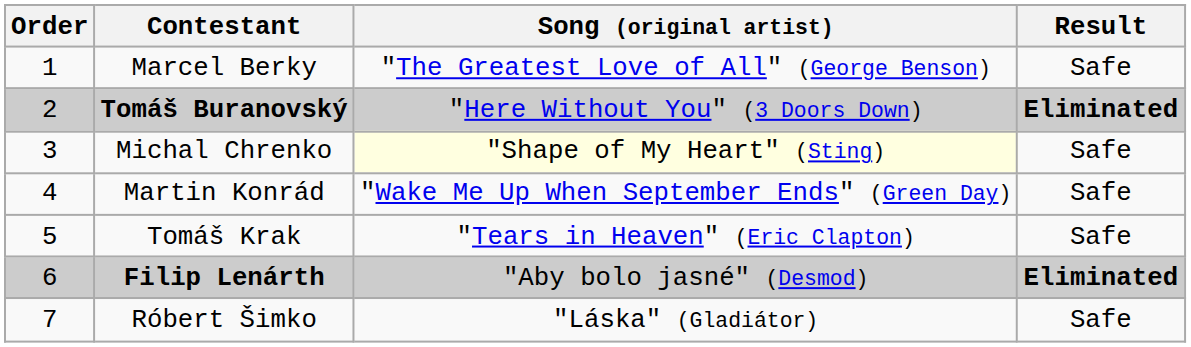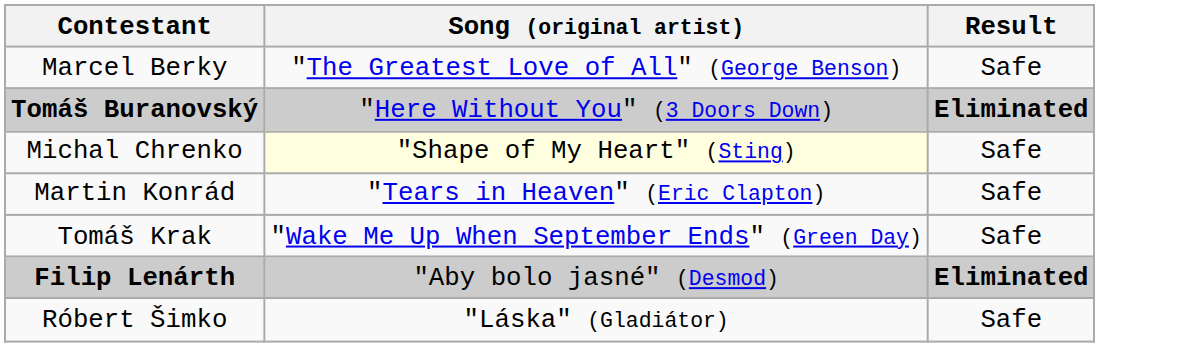- column: (50, 26)
(686, 194) "Wake Me Up When September Ends" (Green Day) -> (596, 194) "Tears in Heaven" (Eric Clapton)
(686, 236) "Tears in Heaven" (Eric Clapton) -> (596, 236) "Wake Me Up When September Ends" (Green Day)
